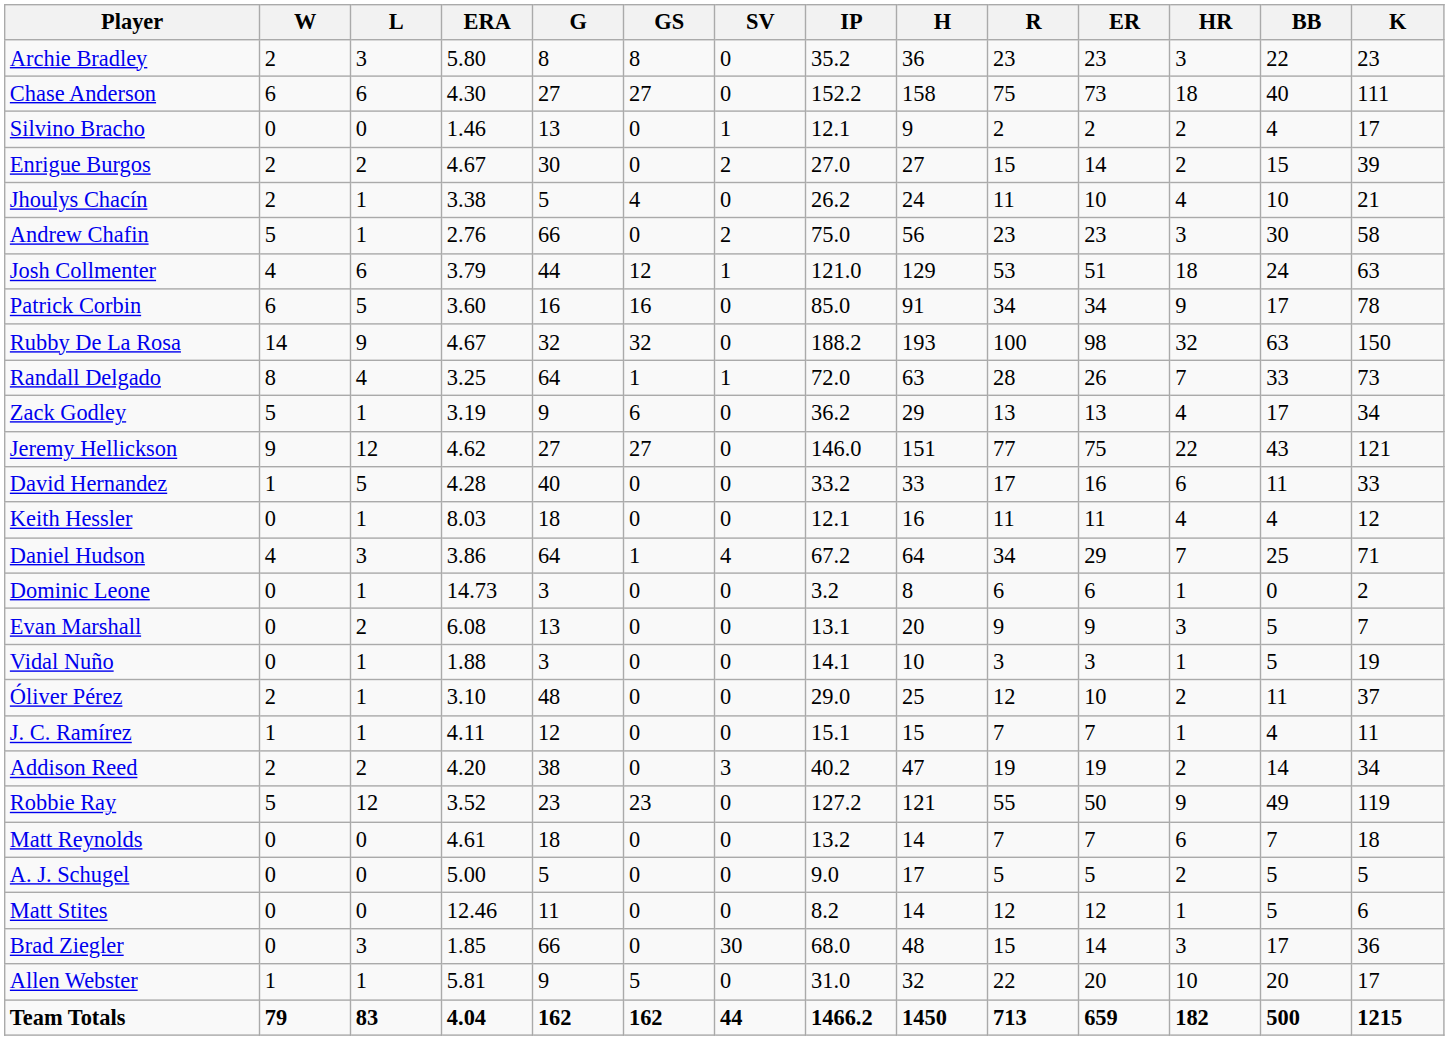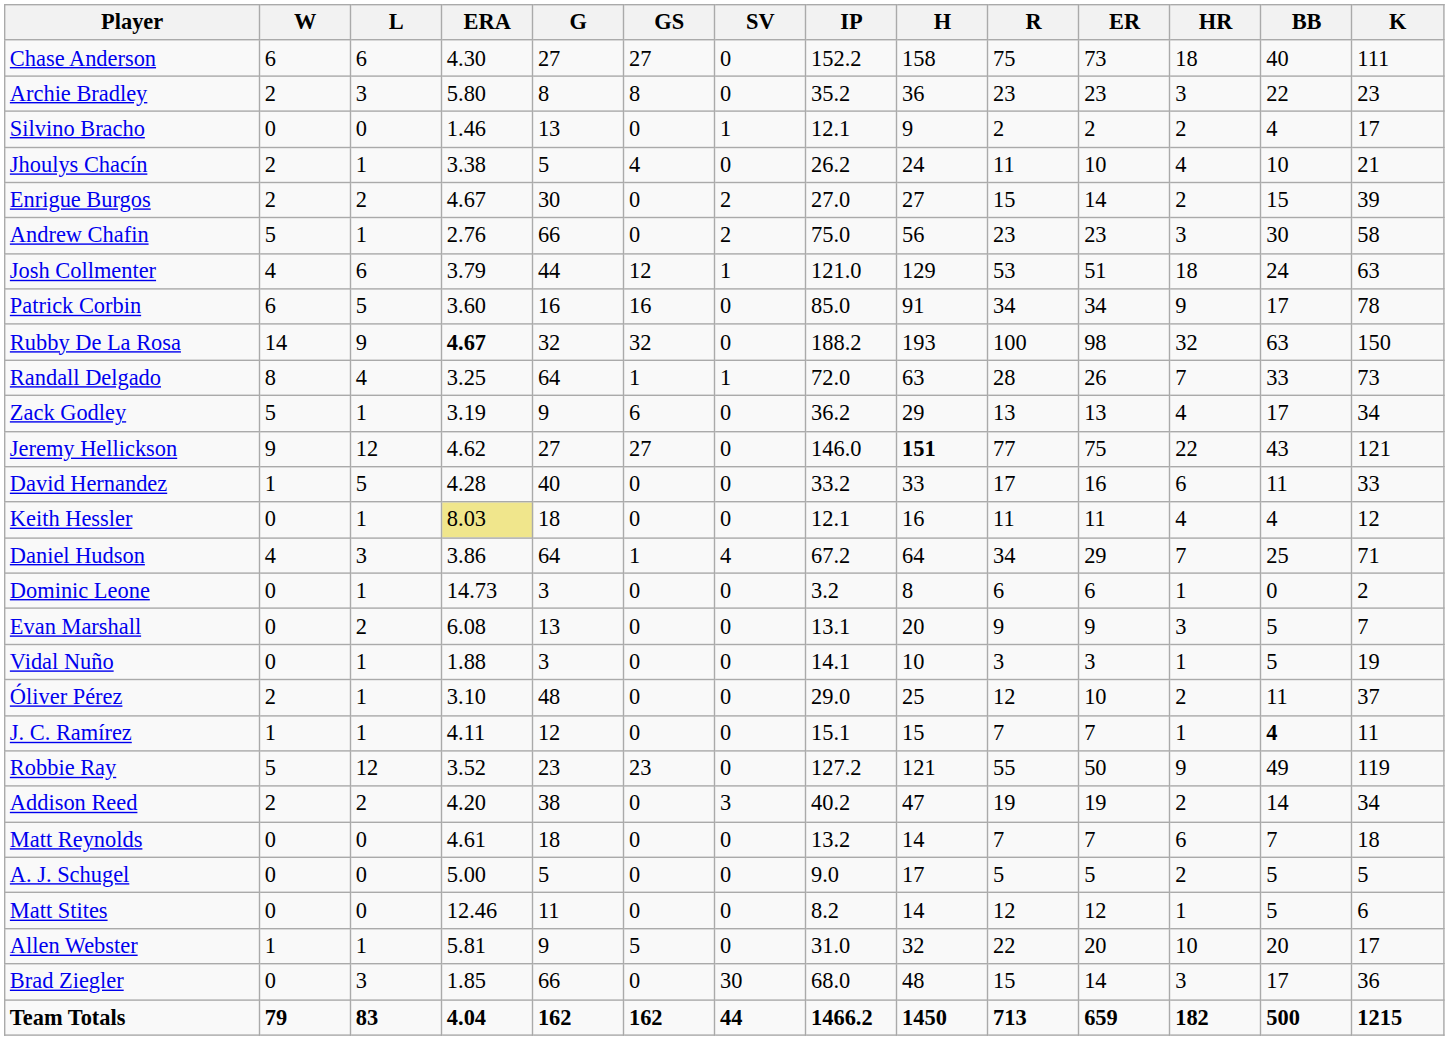rows swapped: (83, 93) <-> (79, 57)
rows swapped: (80, 164) <-> (79, 199)
(466, 341) normal -> (466, 341) bold
(919, 448) normal -> (919, 448) bold
(466, 519) no background -> (466, 519) khaki background
(1272, 732) normal -> (1272, 732) bold
rows swapped: (63, 803) <-> (74, 768)
rows swapped: (74, 981) <-> (67, 945)
